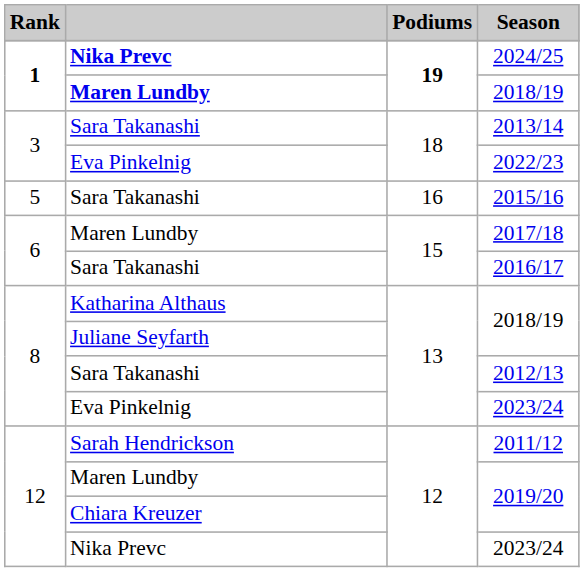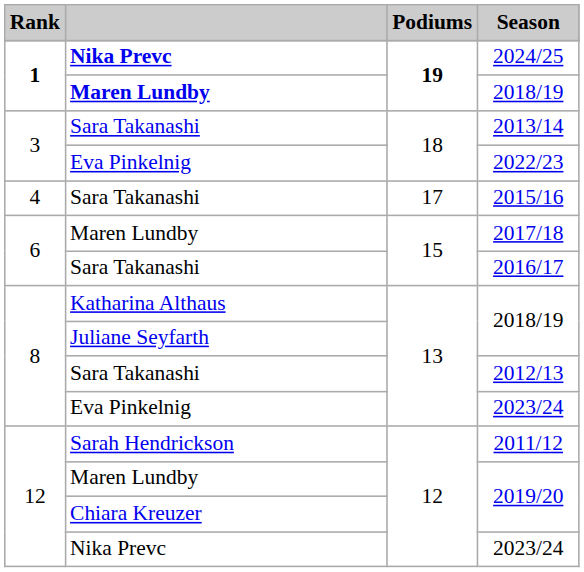(35, 197) 5 -> (35, 197) 4
(432, 197) 16 -> (432, 197) 17
